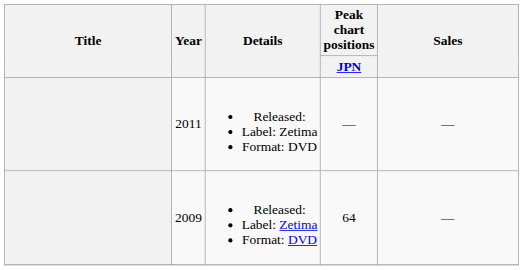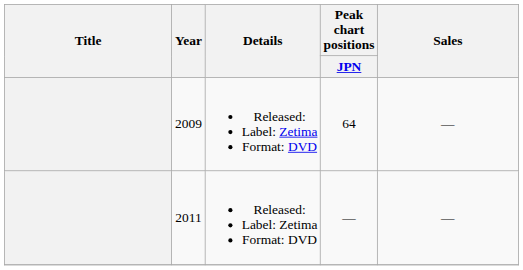rows swapped: (188, 217) <-> (188, 124)
